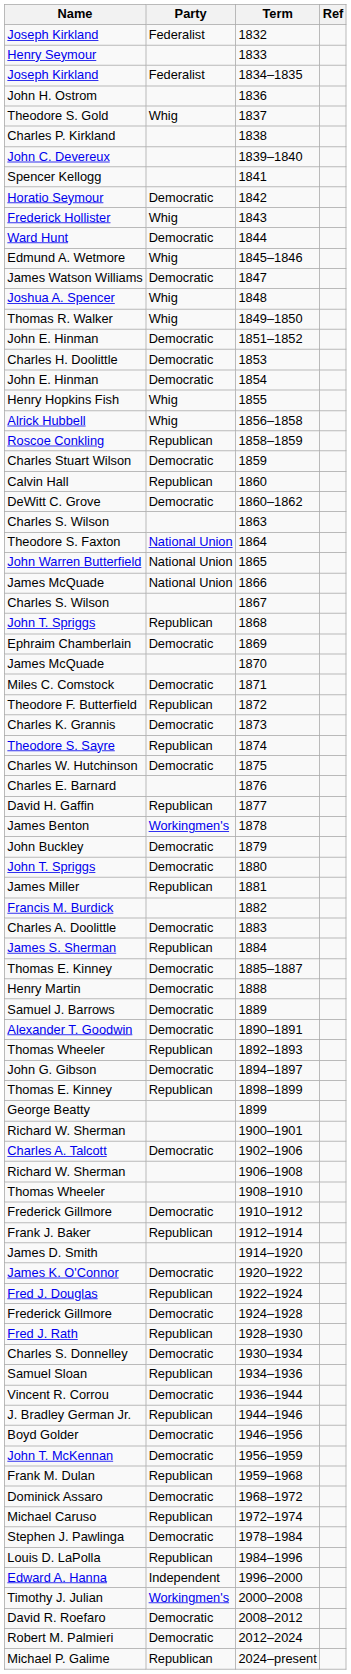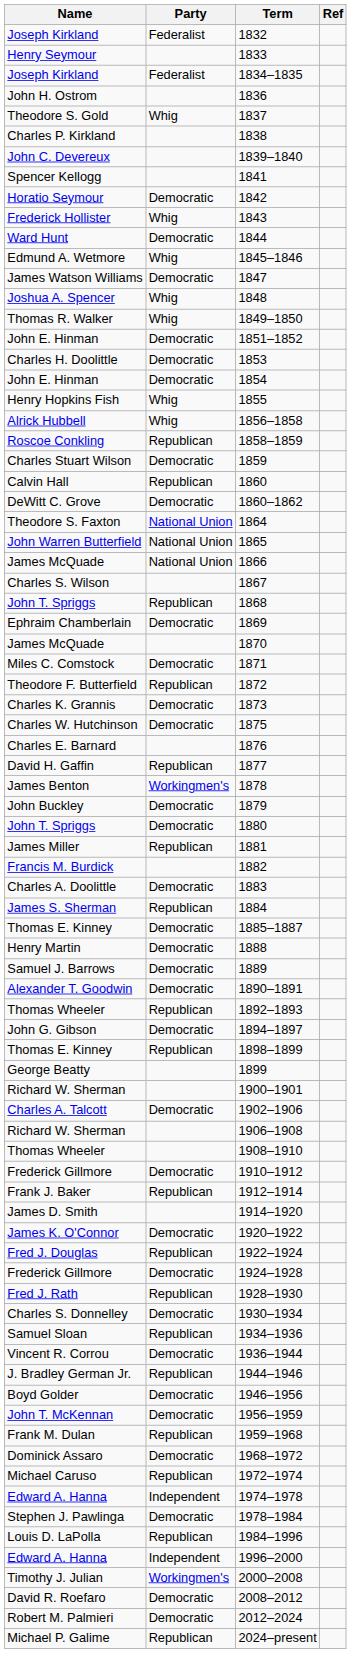- row: (253, 522)
- row: (253, 745)
+ row: (271, 1496)
